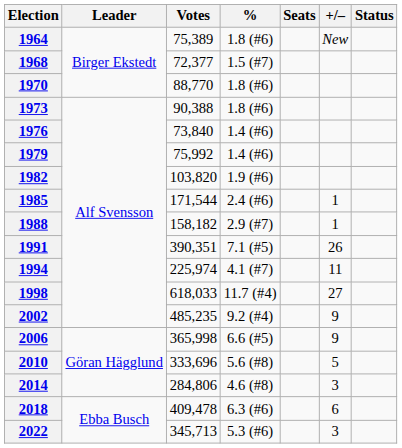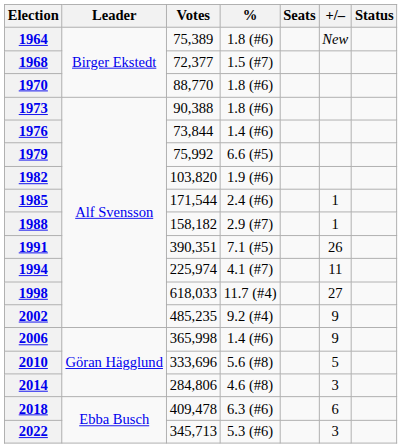(193, 131) 73,840 -> (193, 131) 73,844
(250, 154) 1.4 (#6) -> (250, 154) 6.6 (#5)
(250, 339) 6.6 (#5) -> (250, 339) 1.4 (#6)
